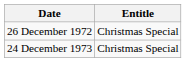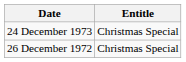rows swapped: (50, 31) <-> (50, 48)
